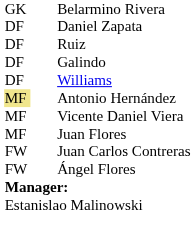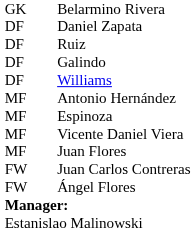(16, 98) khaki background -> (16, 98) no background
+ row: (85, 115)
